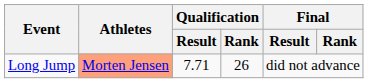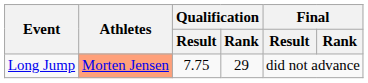(196, 66) 7.71 -> (196, 66) 7.75
(241, 66) 26 -> (241, 66) 29
